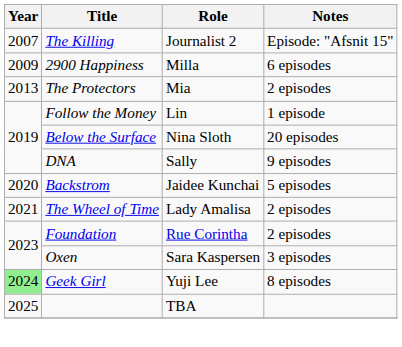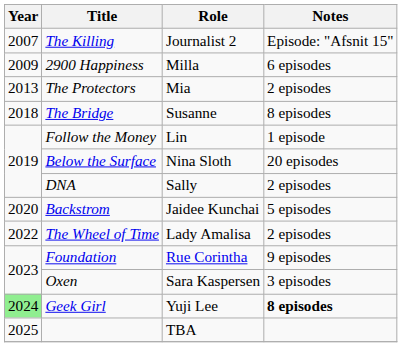+ row: (79, 112)
(299, 161) 9 episodes -> (299, 185) 2 episodes
(23, 209) 2021 -> (23, 233) 2022
(299, 233) 2 episodes -> (299, 257) 9 episodes
(299, 281) normal -> (300, 305) bold
